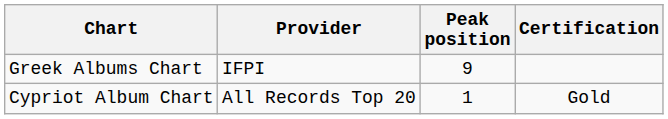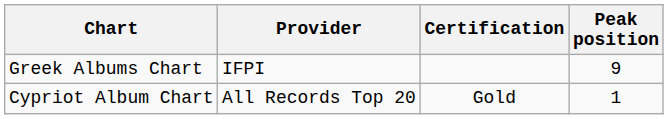columns swapped: (467, 30) <-> (589, 30)
